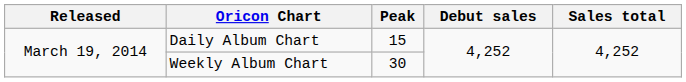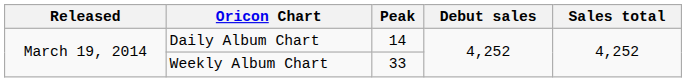(398, 40) 15 -> (398, 40) 14
(398, 64) 30 -> (398, 64) 33
